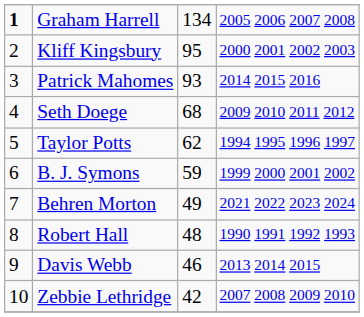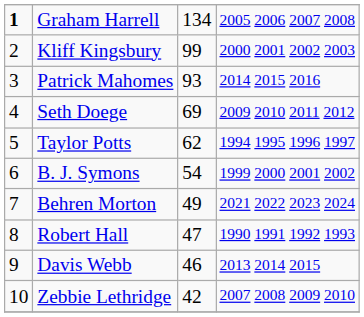(192, 50) 95 -> (192, 50) 99
(192, 111) 68 -> (192, 111) 69
(192, 173) 59 -> (192, 173) 54
(192, 234) 48 -> (192, 234) 47
